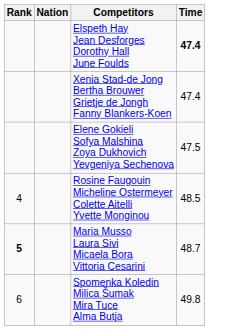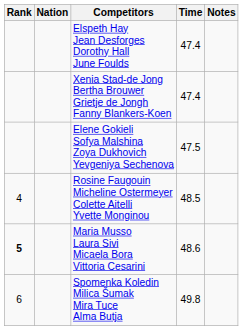+ column: (221, 12)
(191, 46) bold -> (191, 46) normal
(191, 249) 48.7 -> (191, 249) 48.6
